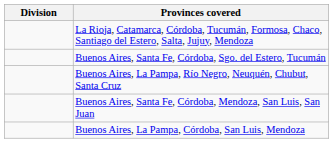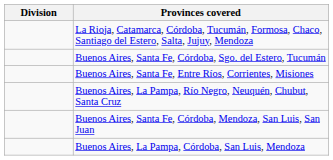+ row: (194, 73)
